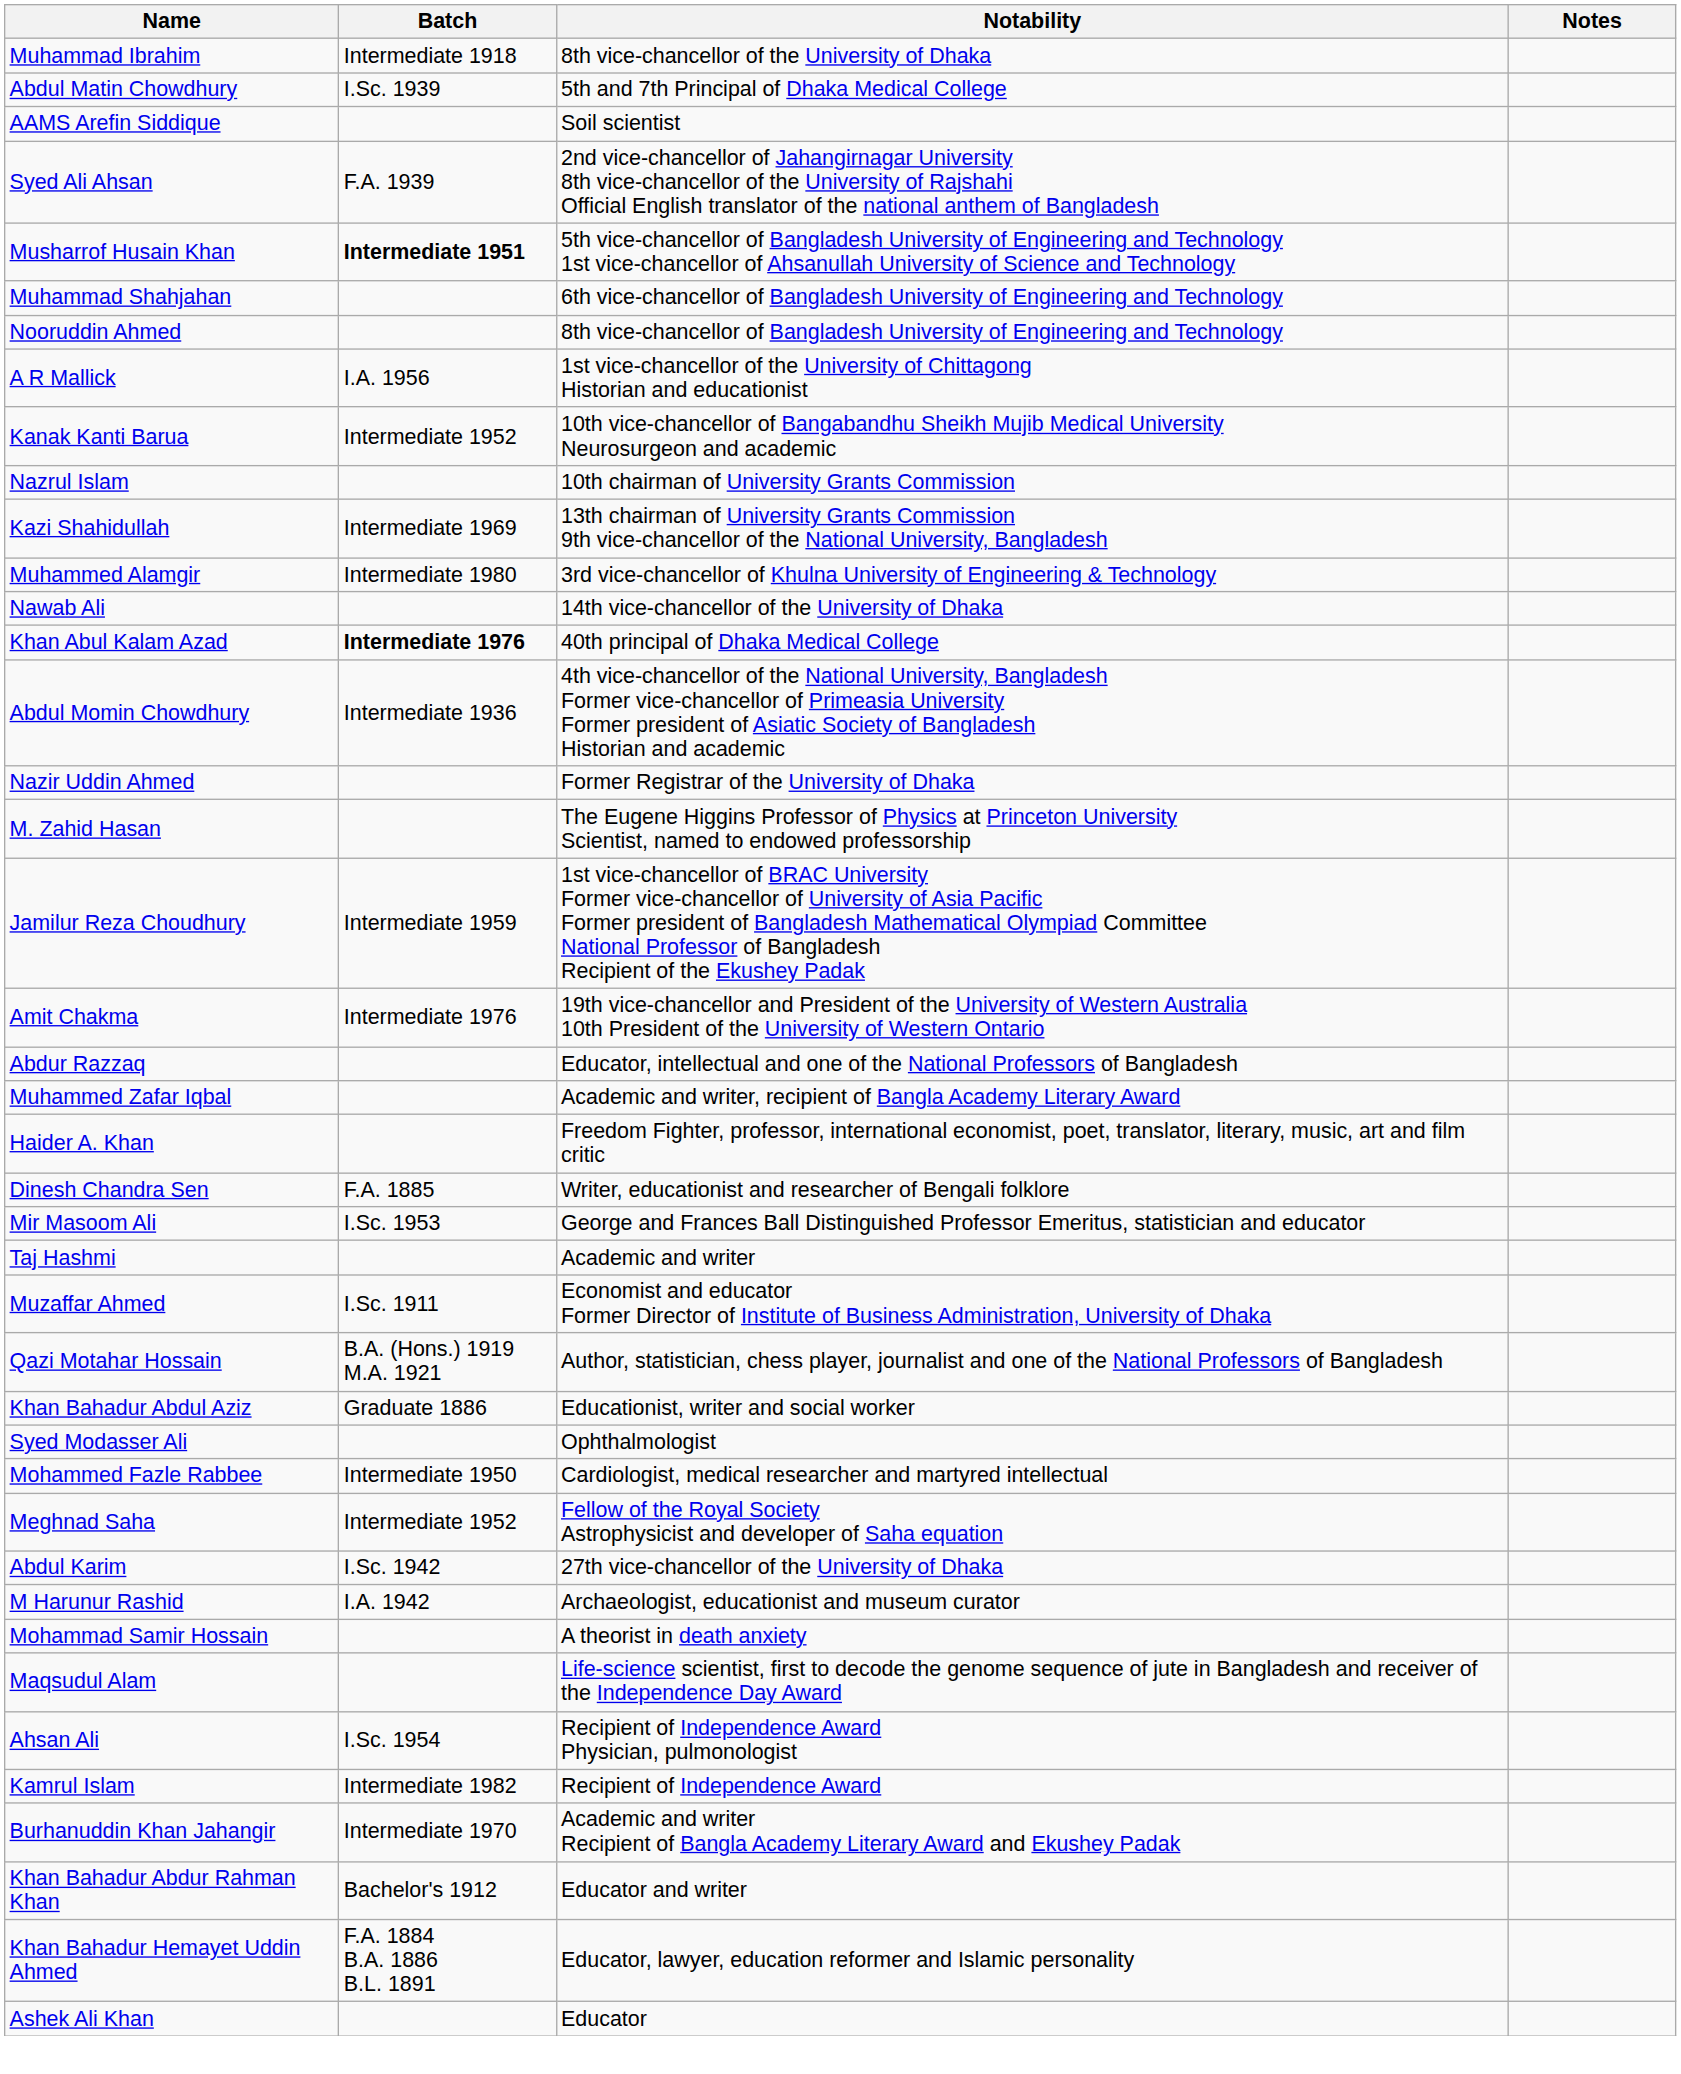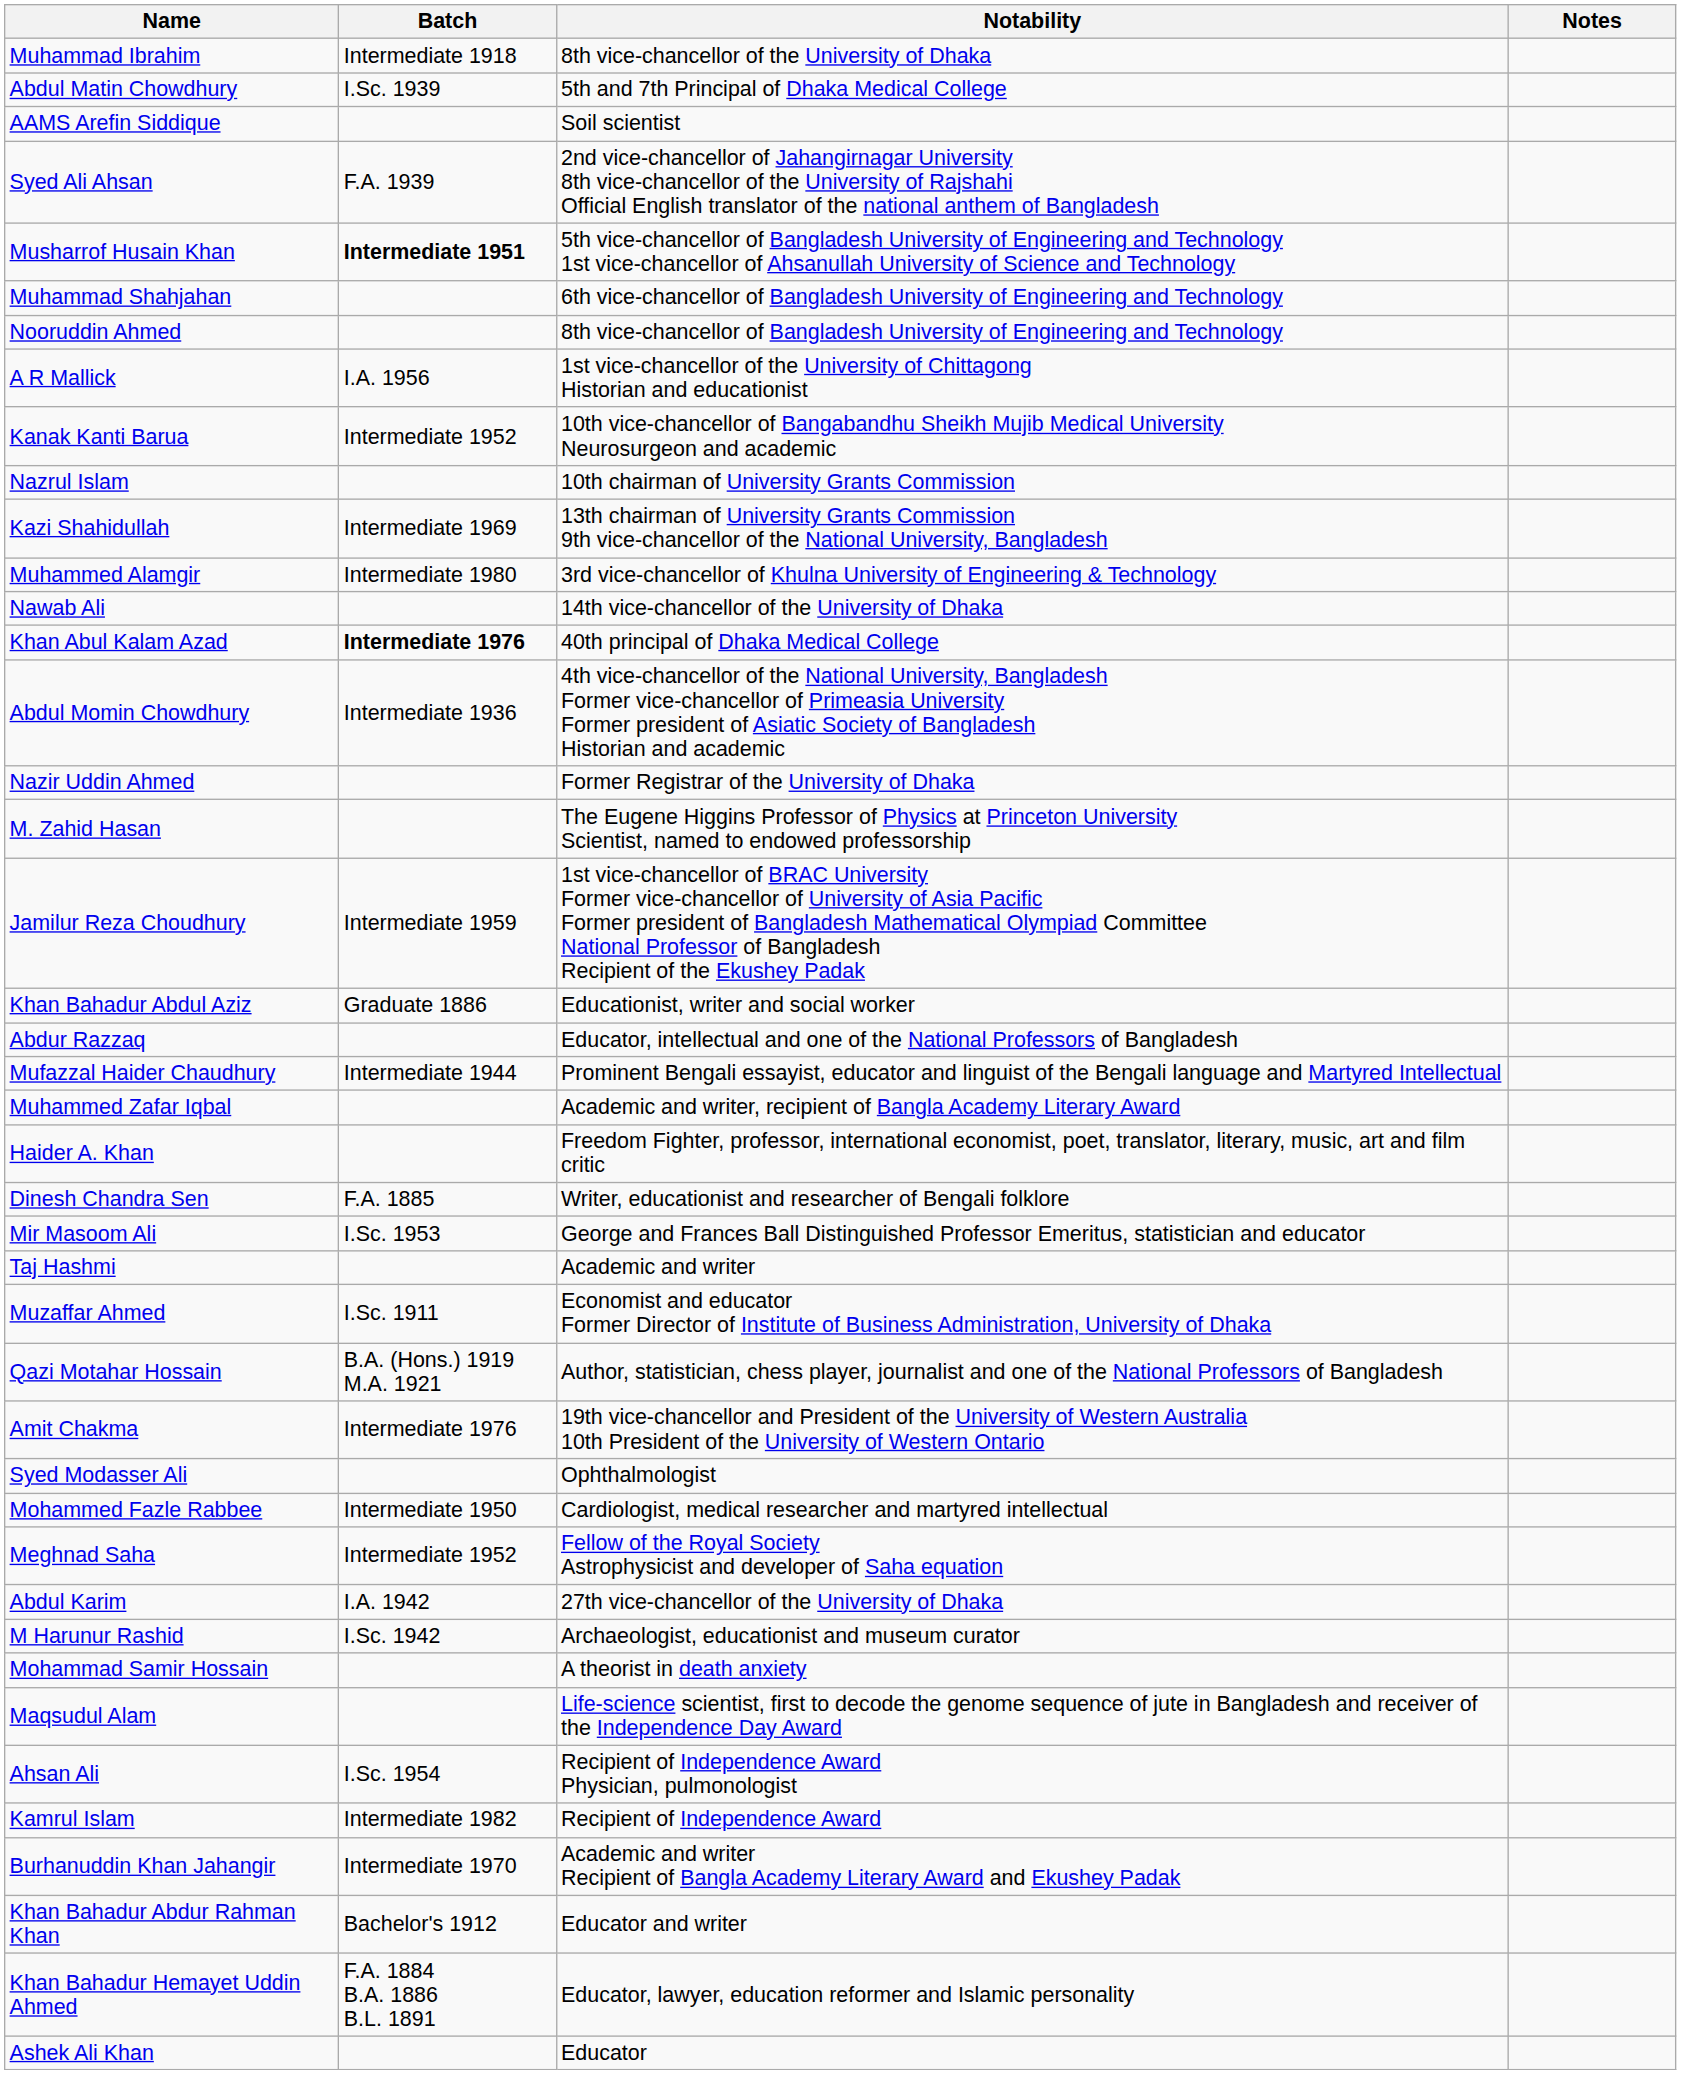rows swapped: (74, 1017) <-> (131, 1407)
+ row: (142, 1073)
(392, 1567) I.Sc. 1942 -> (387, 1601) I.A. 1942
(387, 1601) I.A. 1942 -> (392, 1635) I.Sc. 1942
